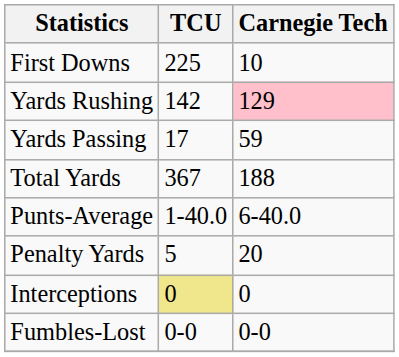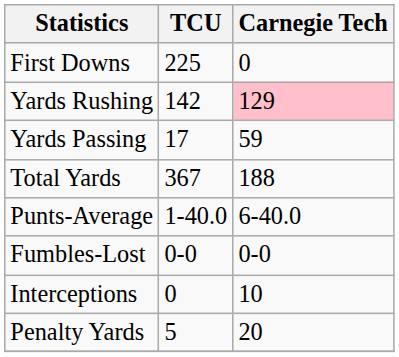(251, 62) 10 -> (244, 62) 0
rows swapped: (78, 332) <-> (77, 255)
(170, 293) khaki background -> (170, 293) no background
(244, 293) 0 -> (251, 293) 10
